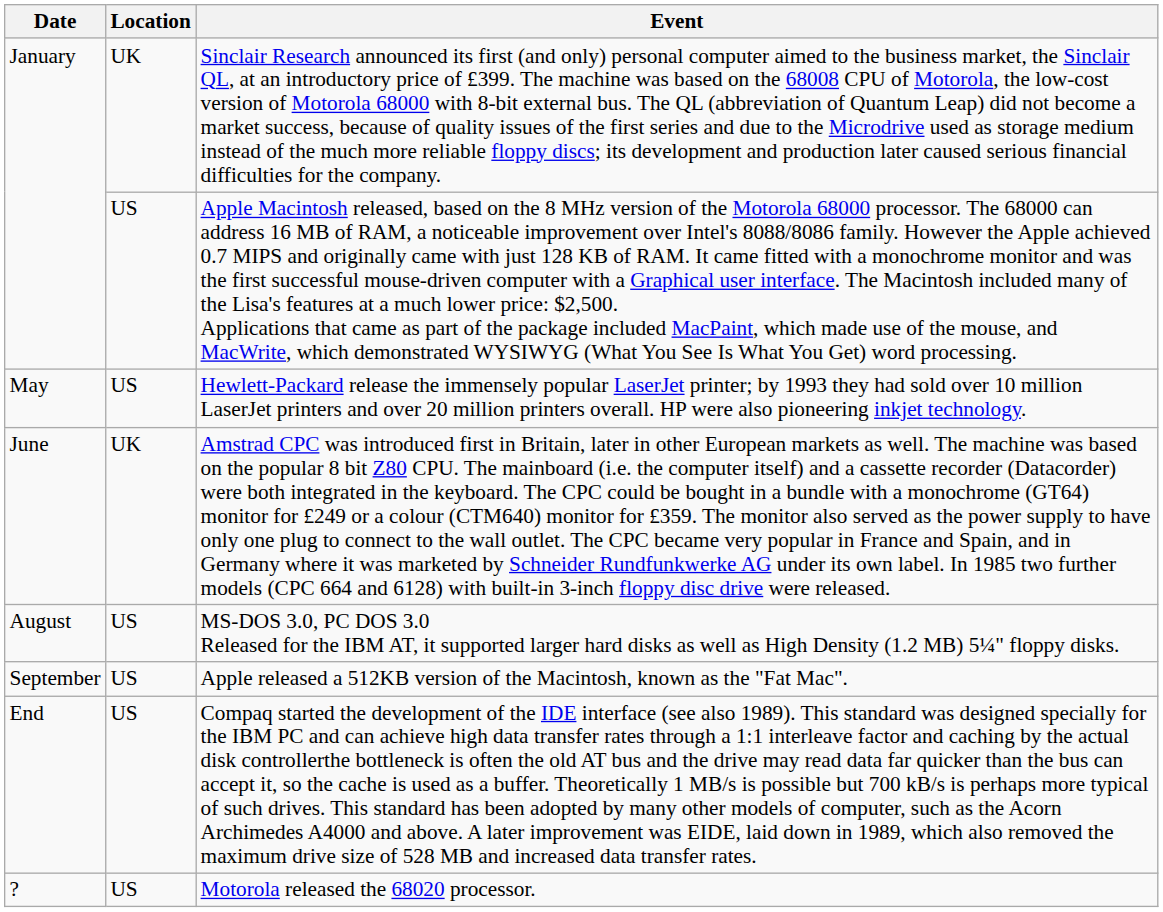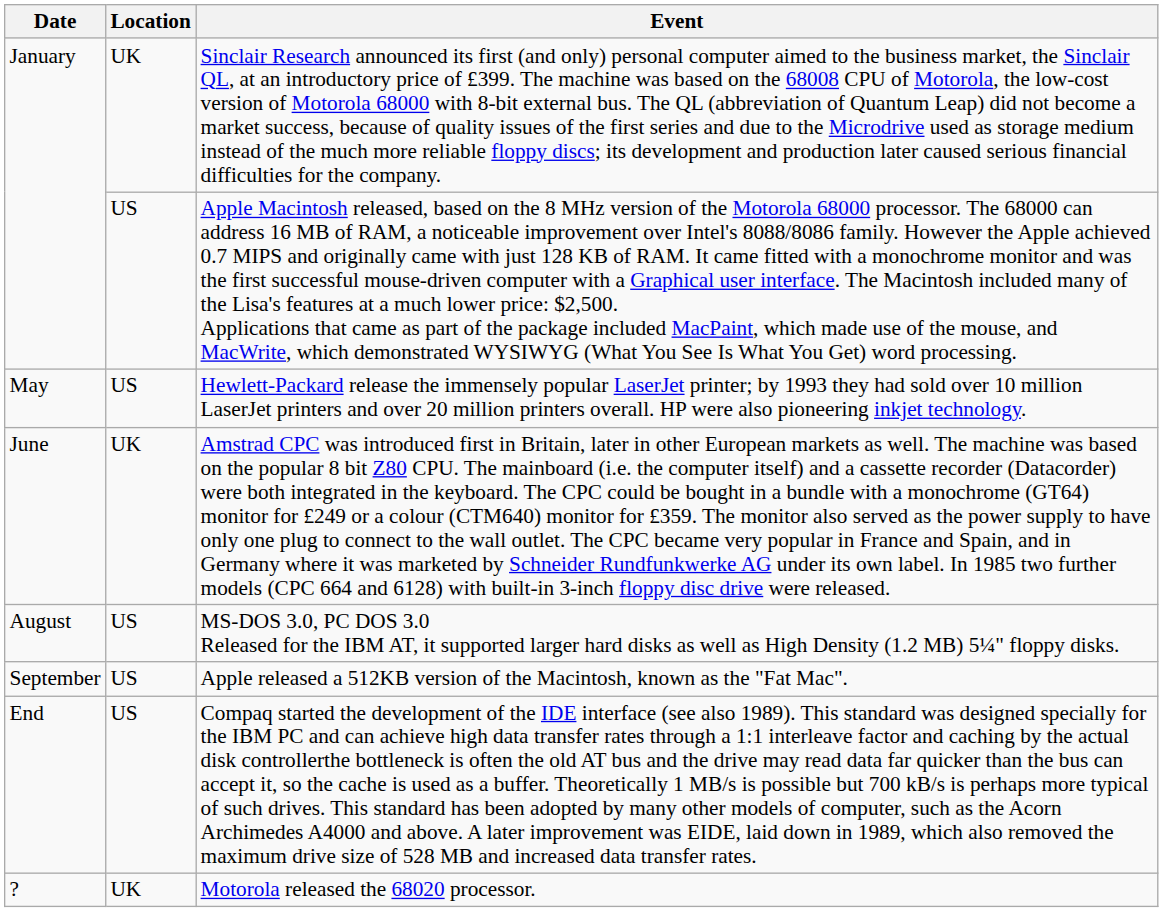(124, 889) US -> (126, 889) UK
